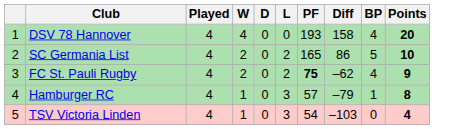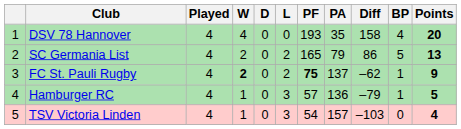+ column: (338, 14)
(407, 54) 10 -> (434, 54) 13
(243, 74) normal -> (243, 74) bold
(373, 74) 4 -> (400, 74) 1
(407, 94) 8 -> (434, 94) 5
